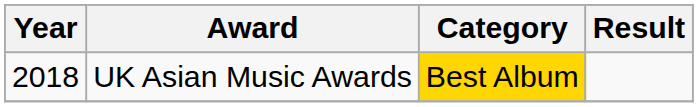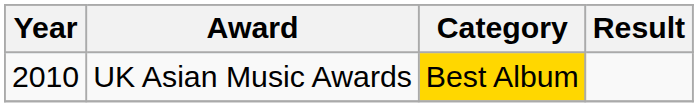(46, 76) 2018 -> (46, 76) 2010
